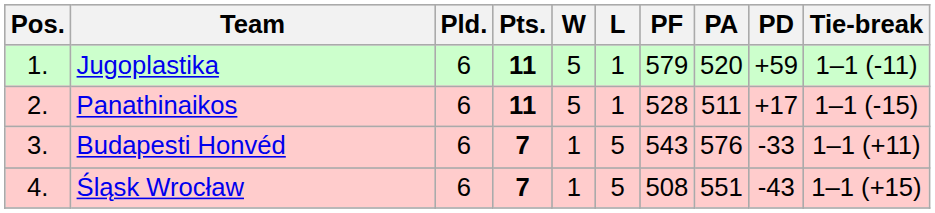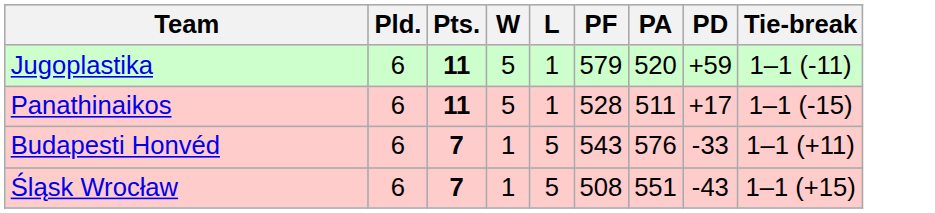- column: (38, 24)
